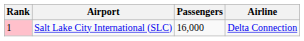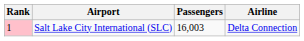(190, 28) 16,000 -> (190, 28) 16,003
